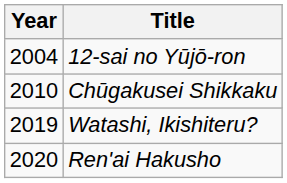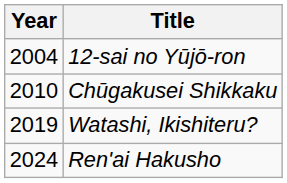(34, 159) 2020 -> (34, 159) 2024
